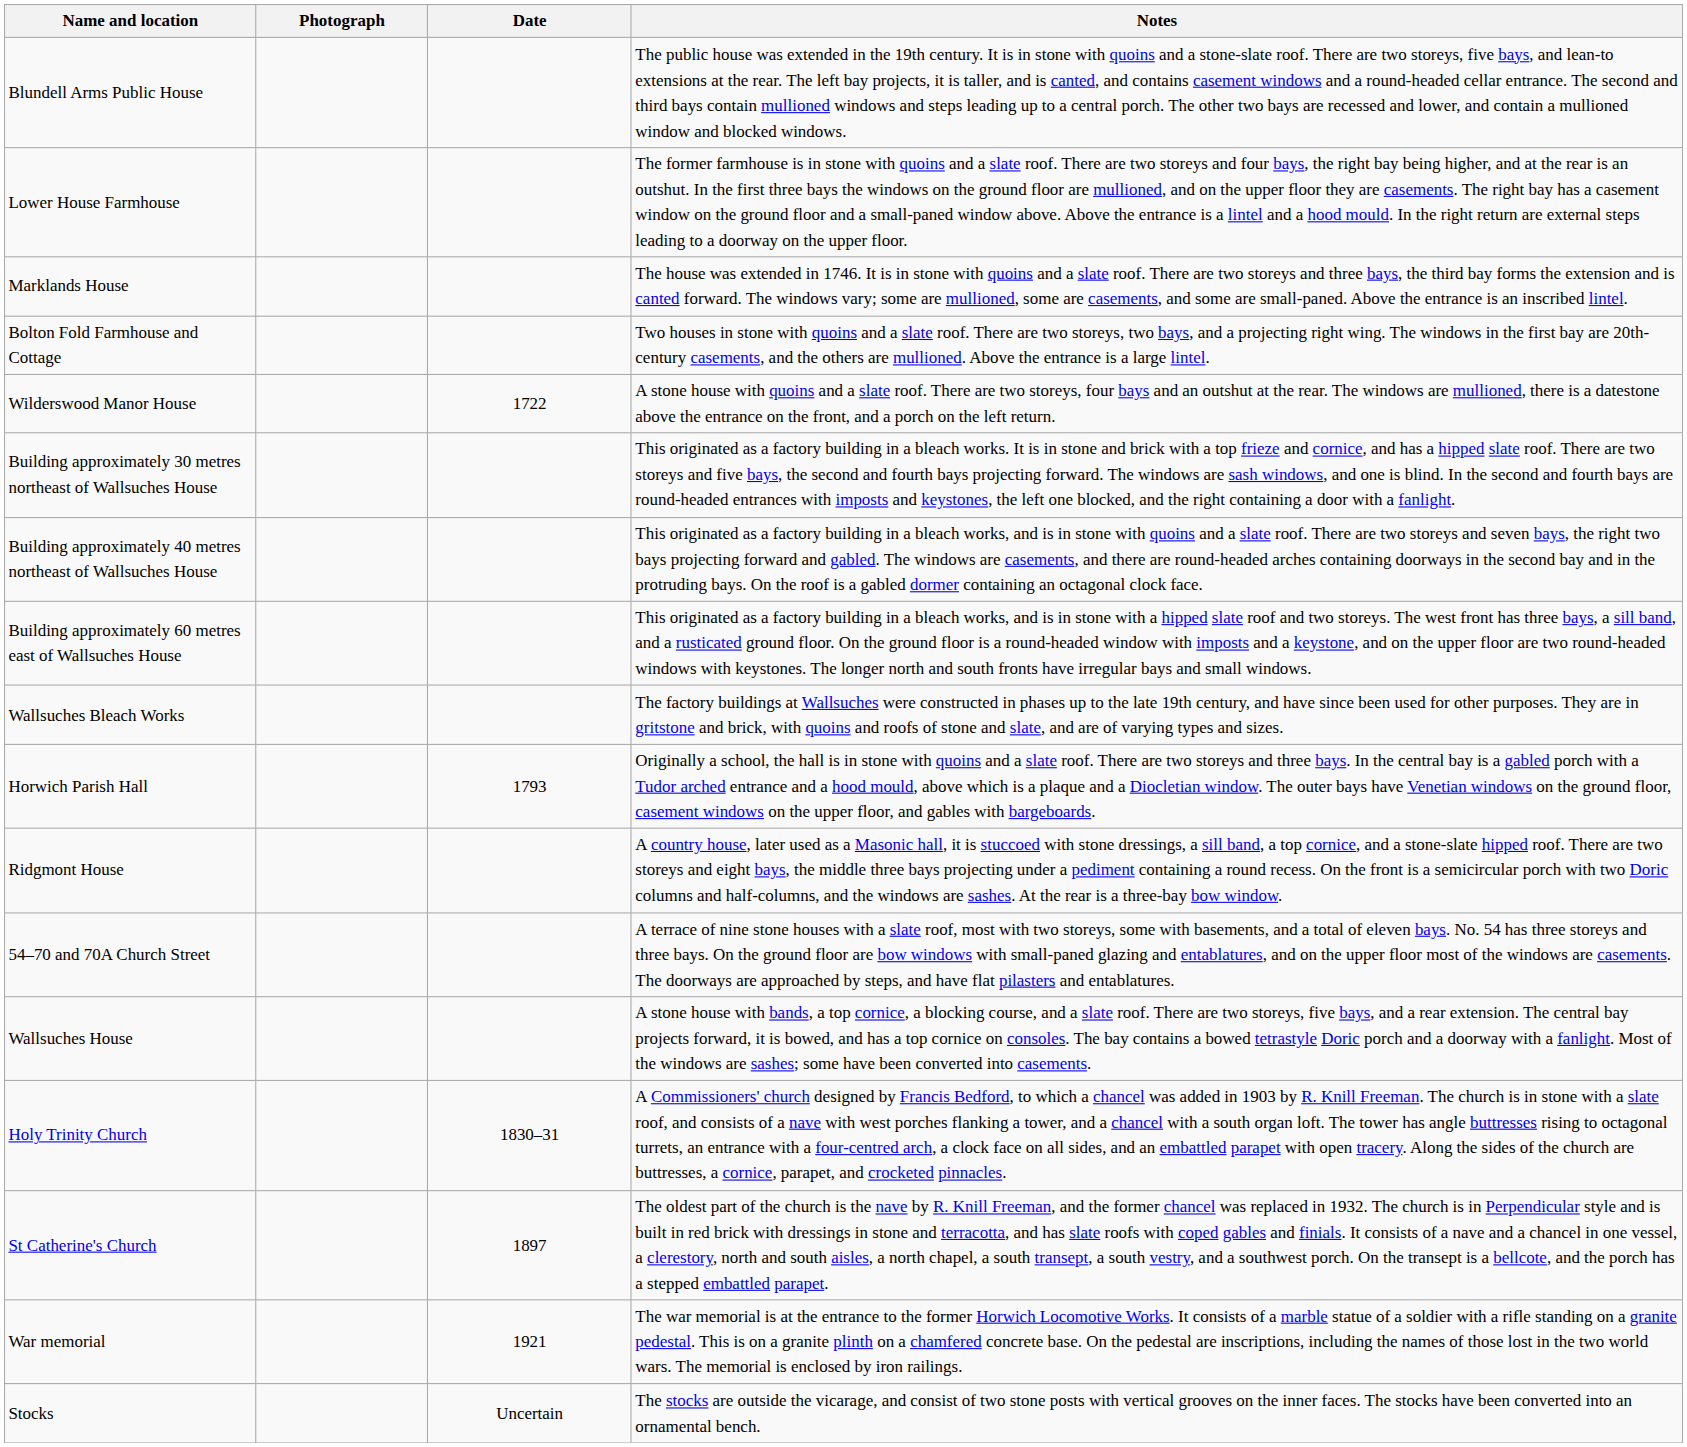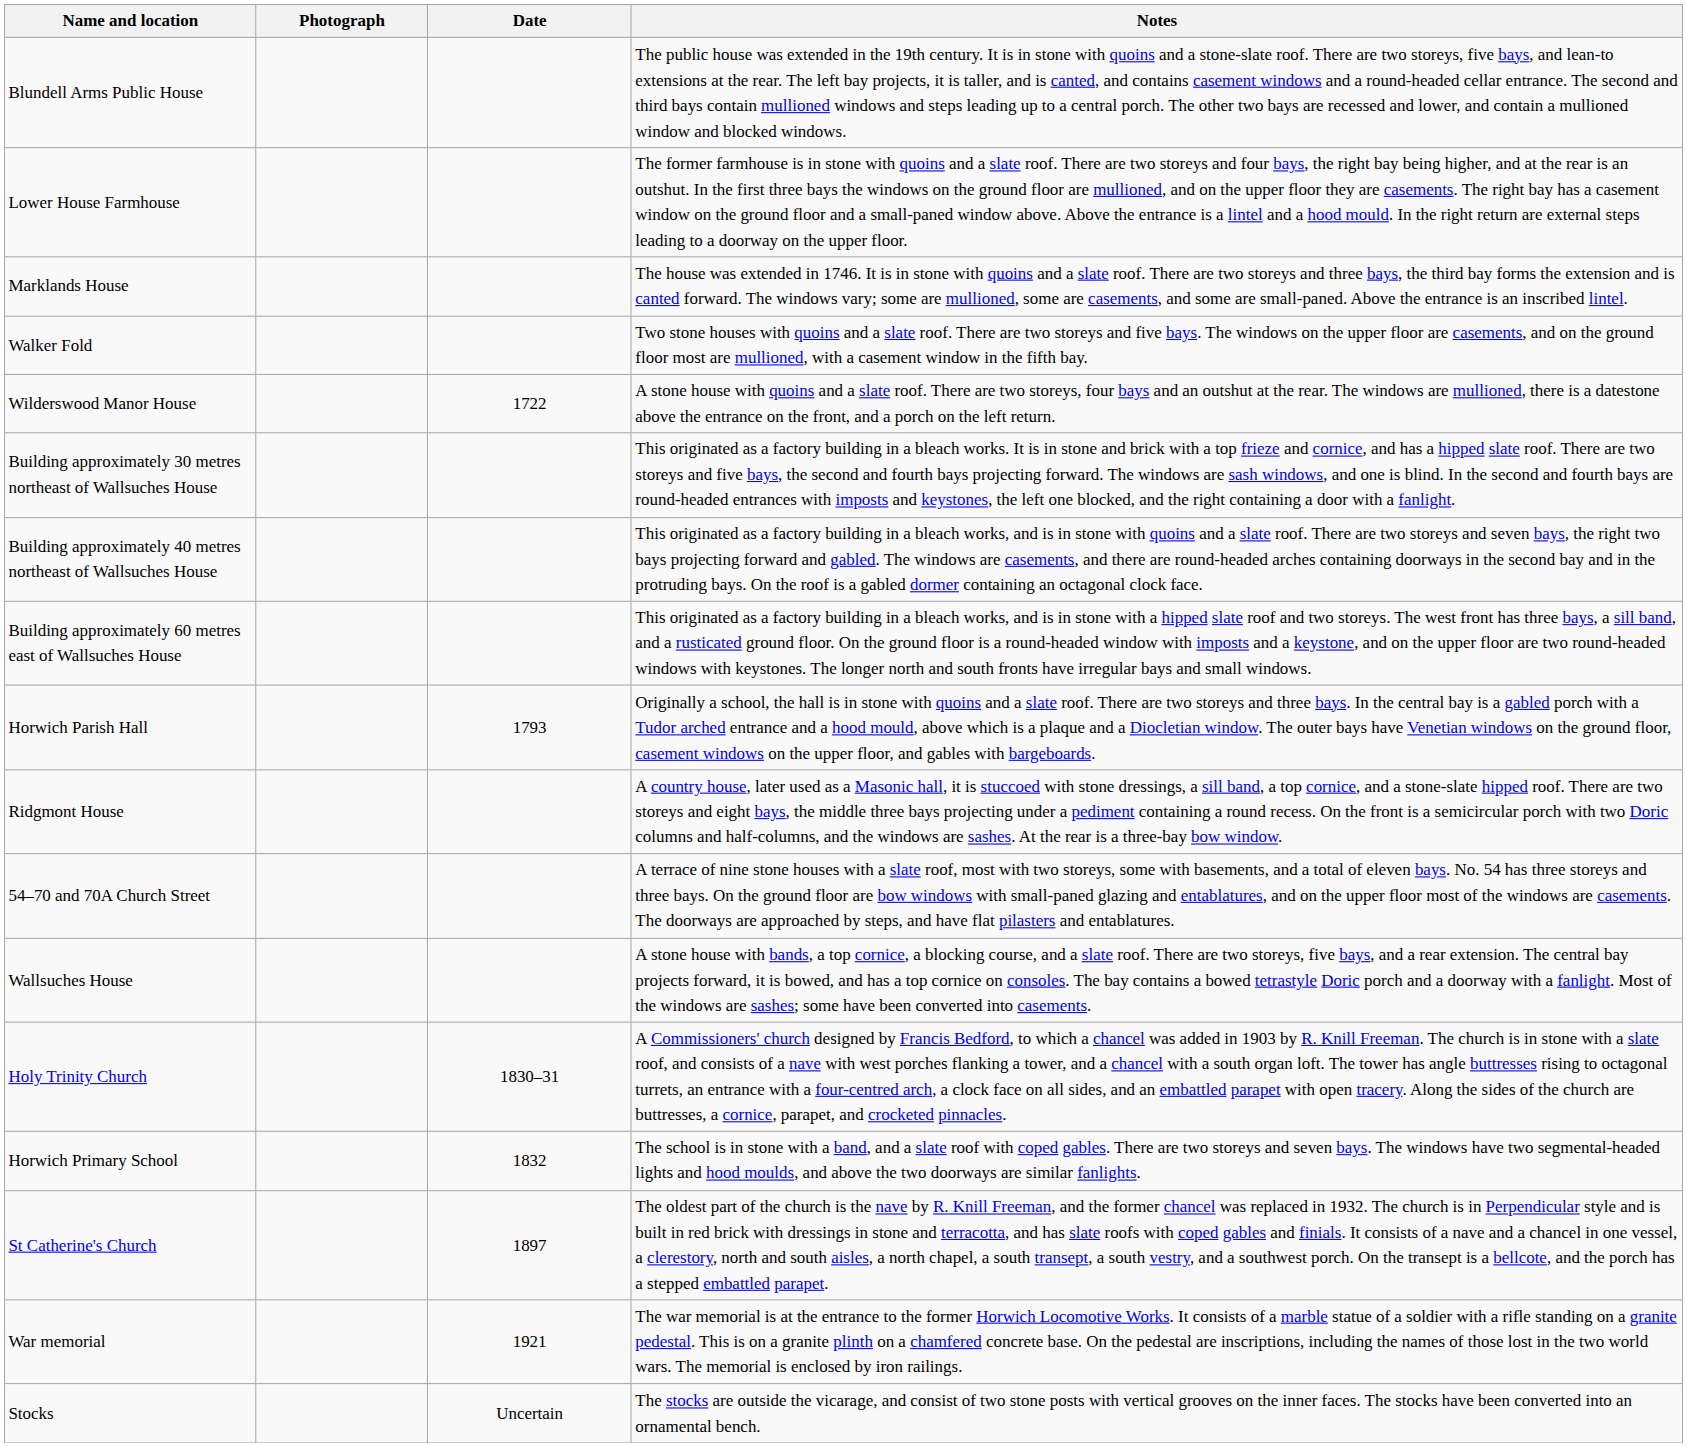+ row: (50, 344)
- row: (103, 344)
- row: (96, 714)
+ row: (93, 1160)
